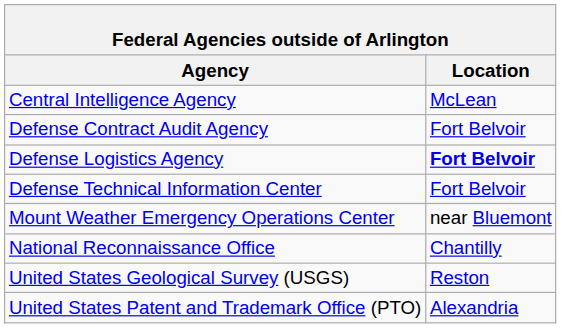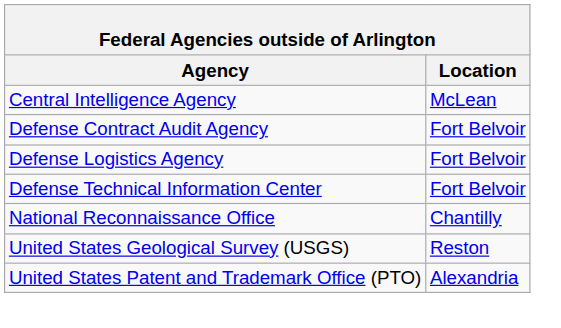(482, 159) bold -> (478, 159) normal
- row: (202, 218)
